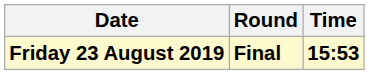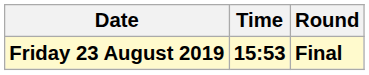columns swapped: (333, 20) <-> (266, 20)
